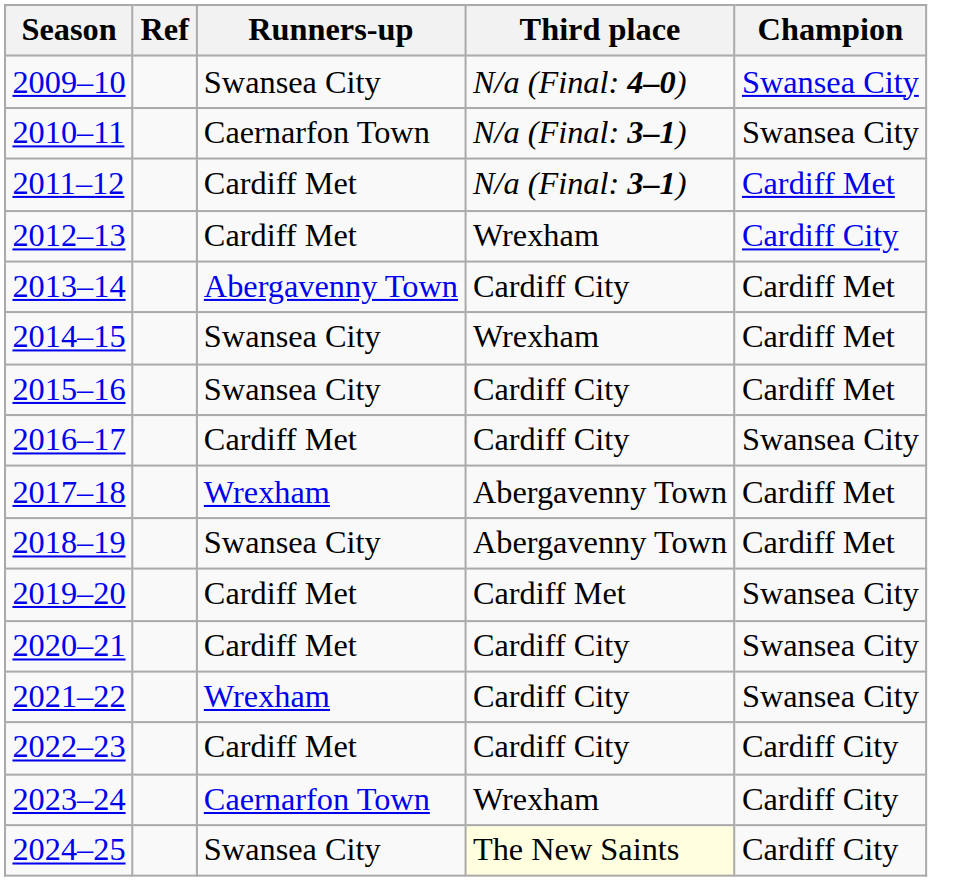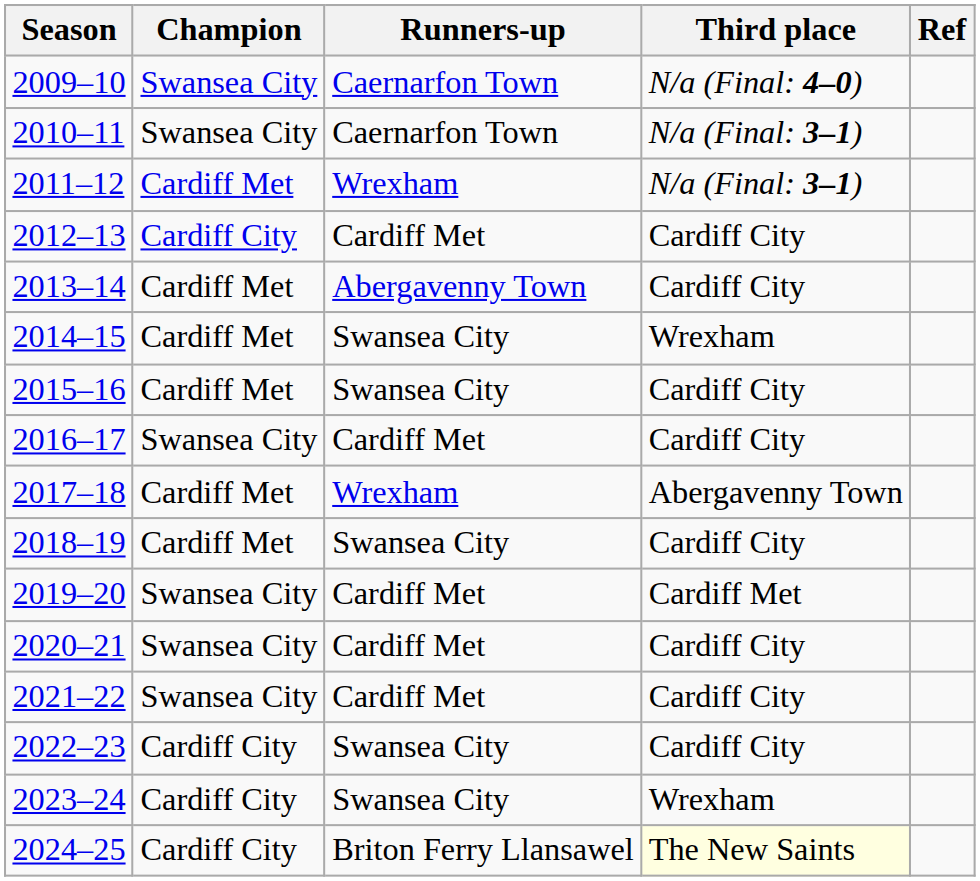columns swapped: (830, 30) <-> (165, 30)
(292, 81) Swansea City -> (445, 81) Caernarfon Town
(280, 183) Cardiff Met -> (395, 183) Wrexham
(536, 235) Wrexham -> (727, 235) Cardiff City
(600, 542) Abergavenny Town -> (727, 542) Cardiff City
(267, 696) Wrexham -> (409, 696) Cardiff Met
(280, 747) Cardiff Met -> (421, 747) Swansea City
(317, 798) Caernarfon Town -> (421, 798) Swansea City
(292, 850) Swansea City -> (483, 850) Briton Ferry Llansawel
